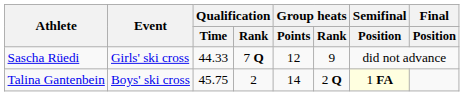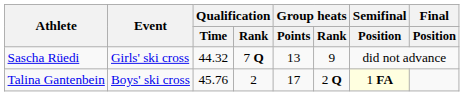(213, 58) 44.33 -> (213, 58) 44.32
(294, 58) 12 -> (294, 58) 13
(213, 80) 45.75 -> (213, 80) 45.76
(294, 80) 14 -> (294, 80) 17
